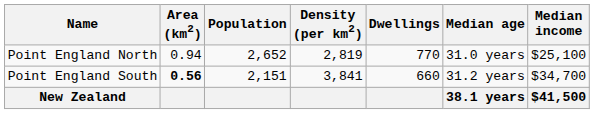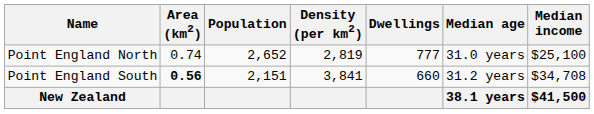(186, 55) 0.94 -> (186, 55) 0.74
(428, 55) 770 -> (428, 55) 777
(559, 77) $34,700 -> (559, 77) $34,708
